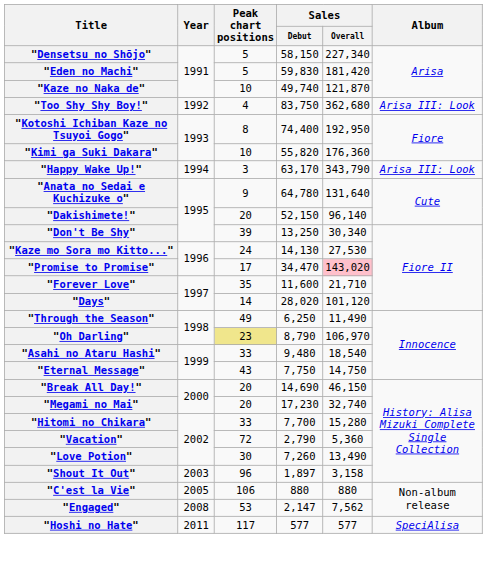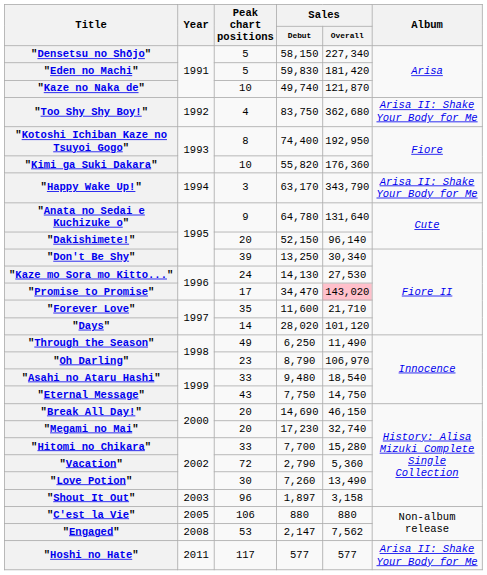(427, 106) Arisa III: Look -> (427, 112) Arisa II: Shake Your Body for Me
(427, 170) Arisa III: Look -> (427, 188) Arisa II: Shake Your Body for Me
(246, 336) khaki background -> (245, 360) no background
(427, 525) SpeciAlisa -> (427, 555) Arisa II: Shake Your Body for Me
